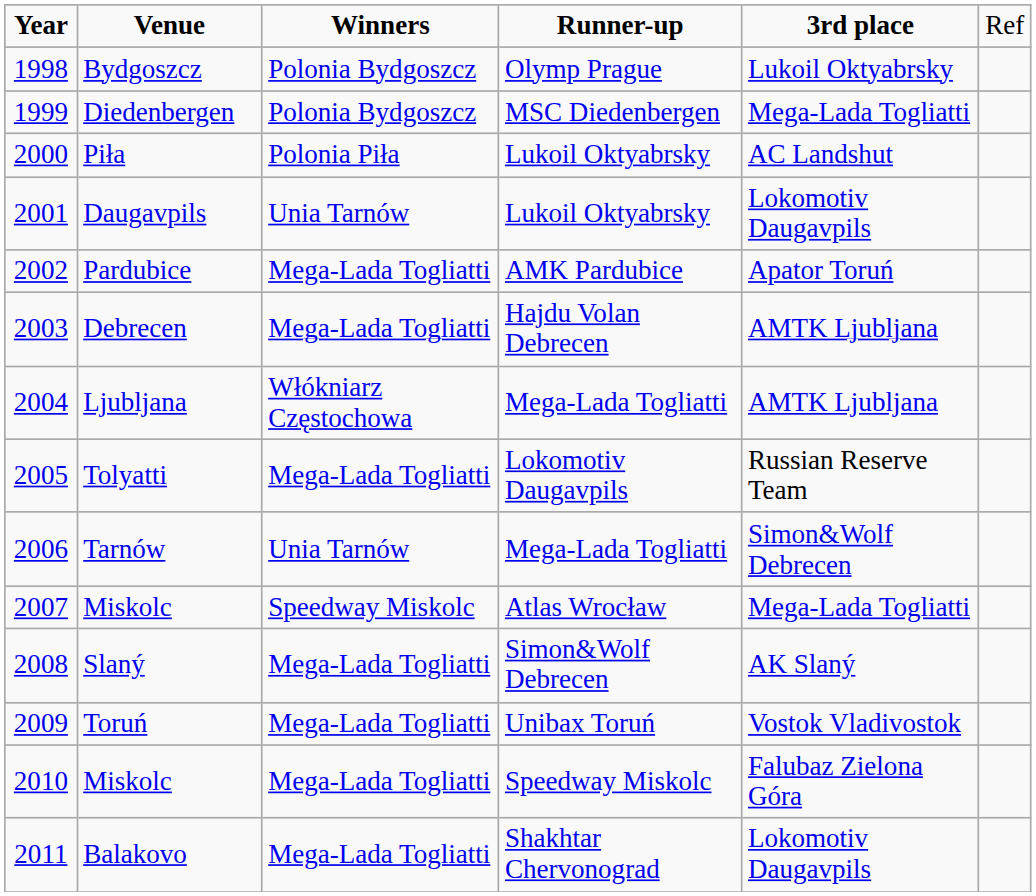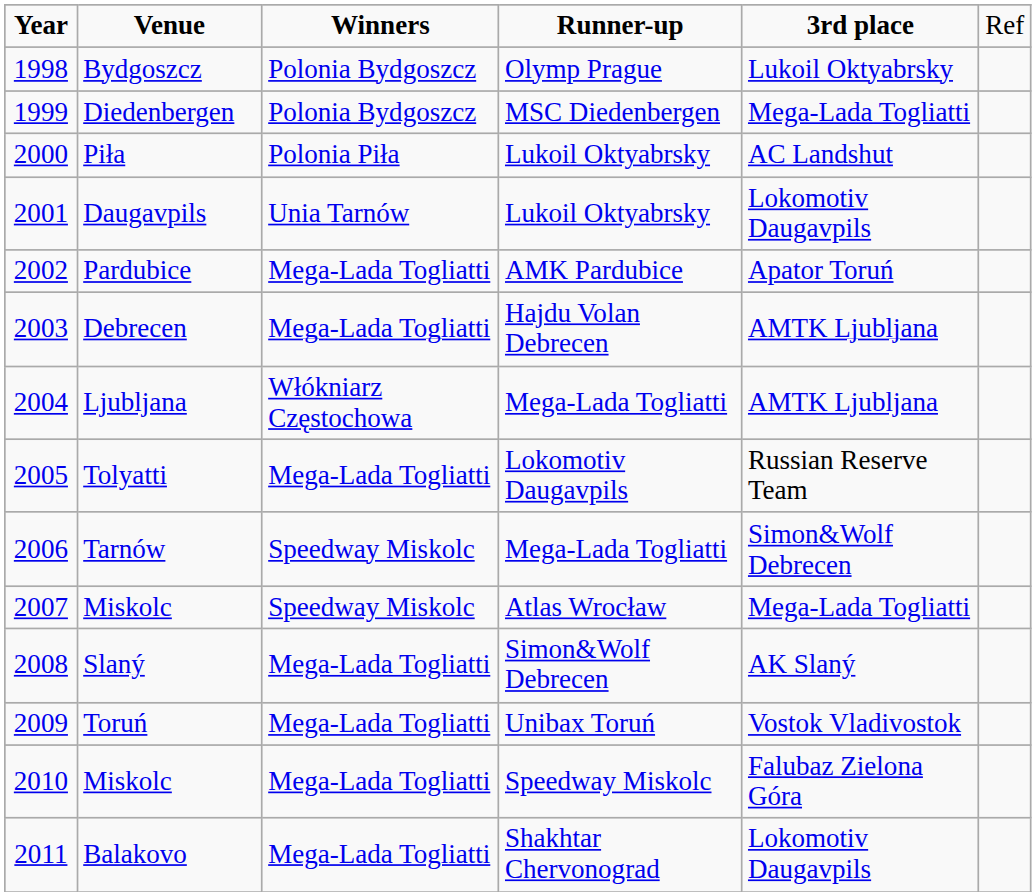(339, 548) Unia Tarnów -> (371, 548) Speedway Miskolc
